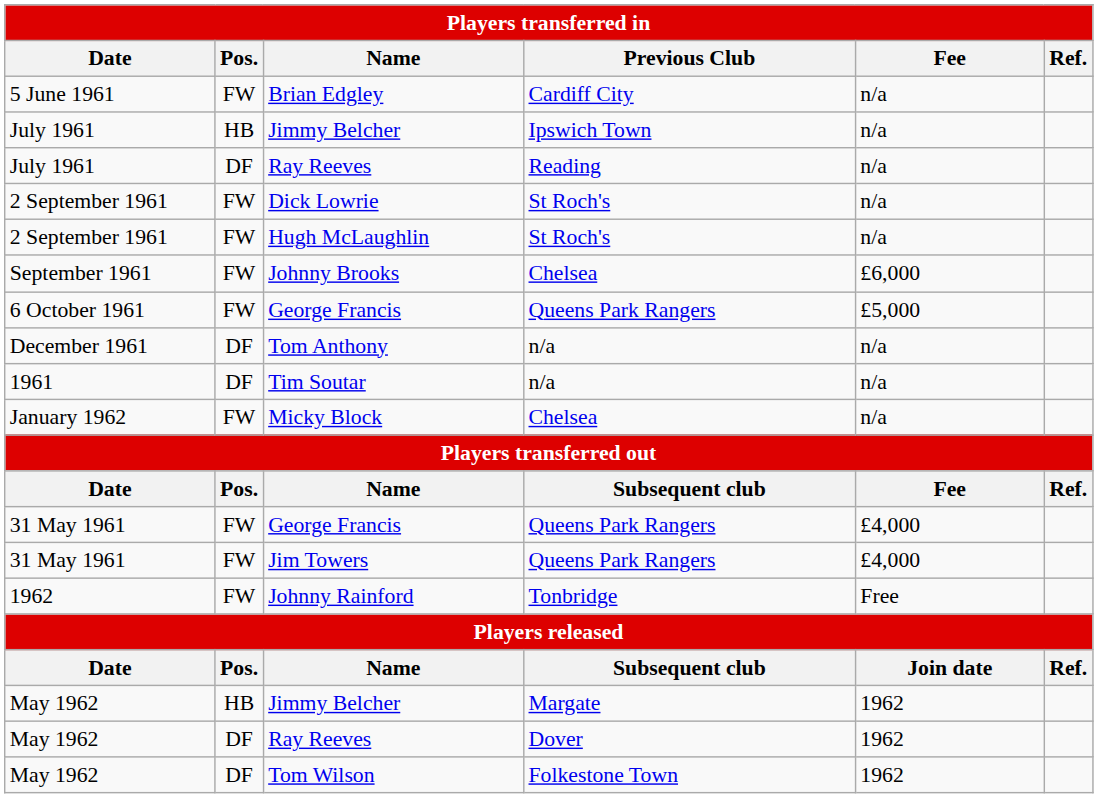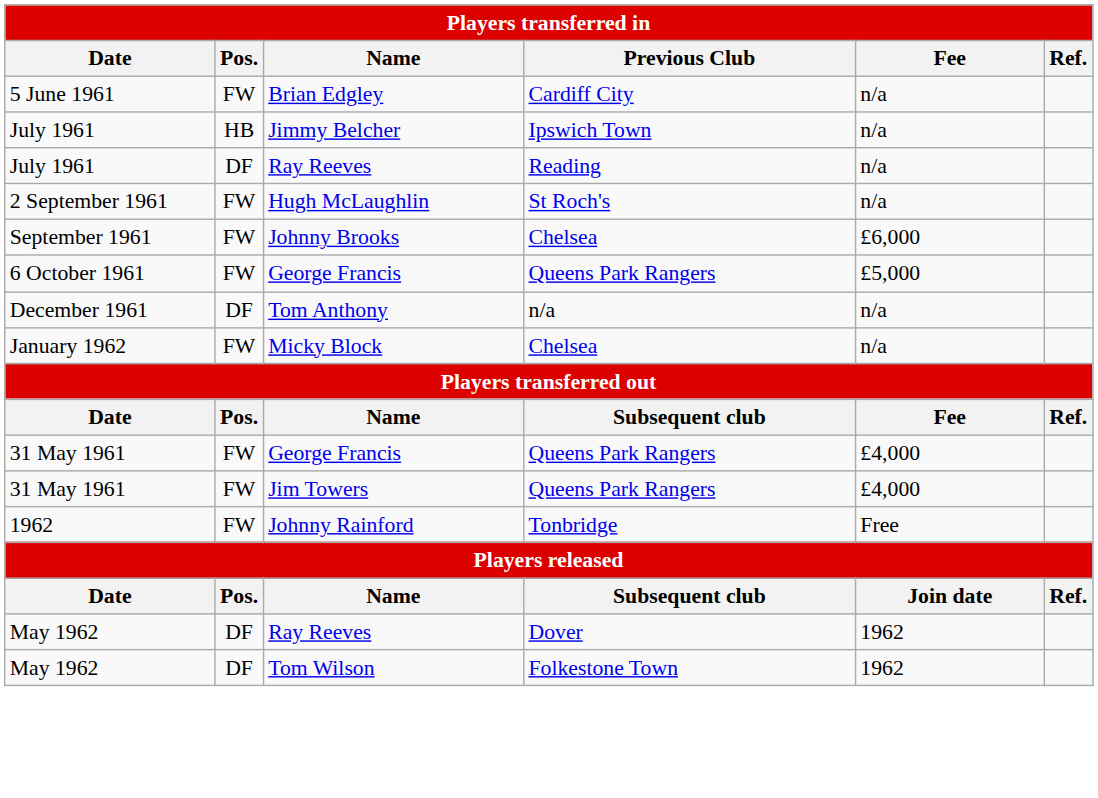- row: (89, 201)
- row: (31, 381)
- row: (54, 703)
